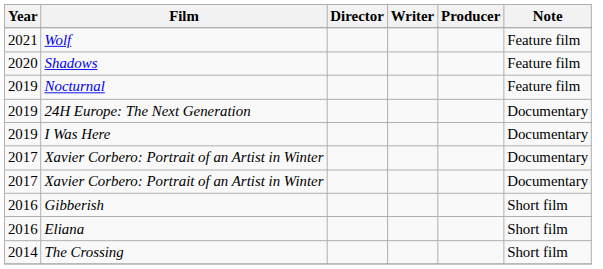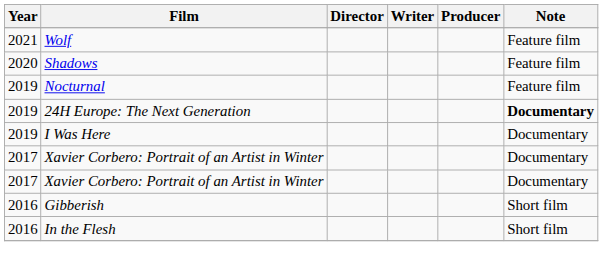(548, 110) normal -> (551, 110) bold
- row: (23, 228)
+ row: (23, 228)
- row: (23, 252)
